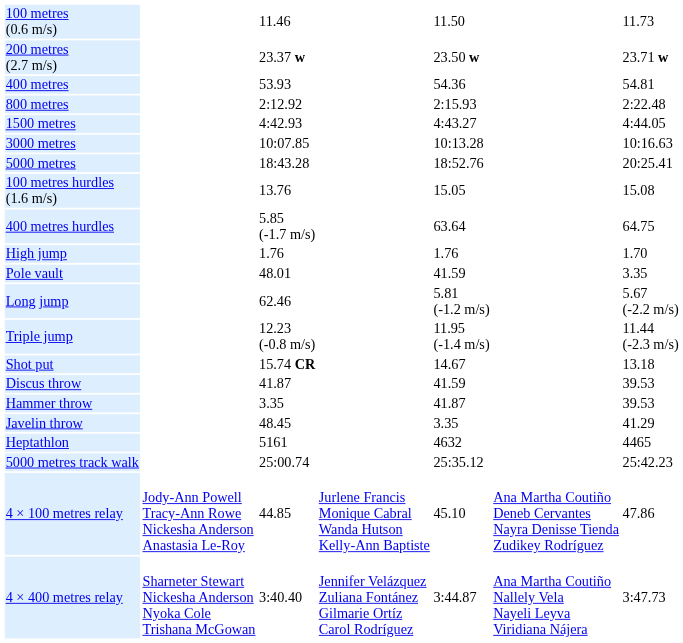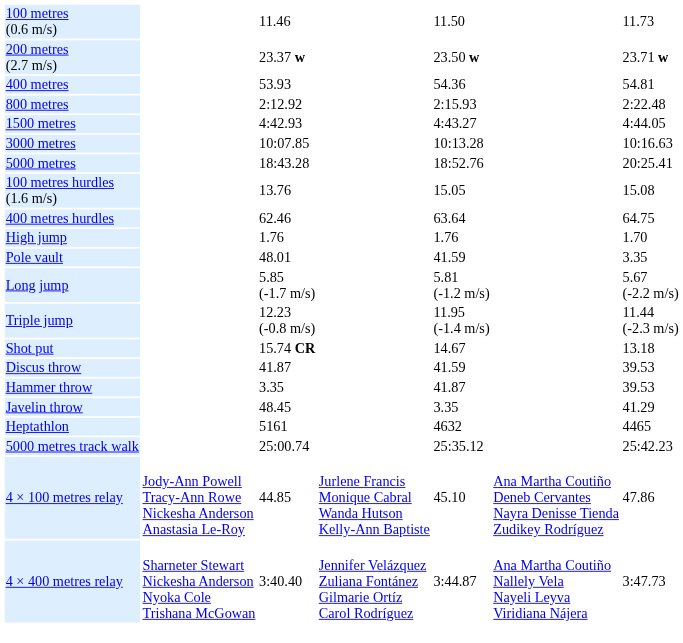(287, 226) 5.85 (-1.7 m/s) -> (275, 218) 62.46
(275, 301) 62.46 -> (287, 285) 5.85 (-1.7 m/s)
